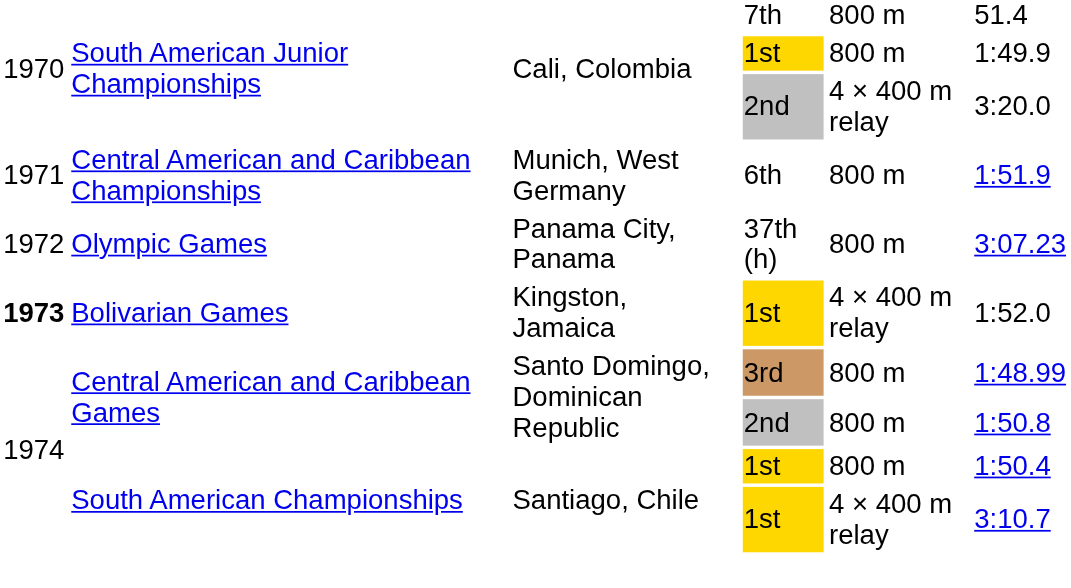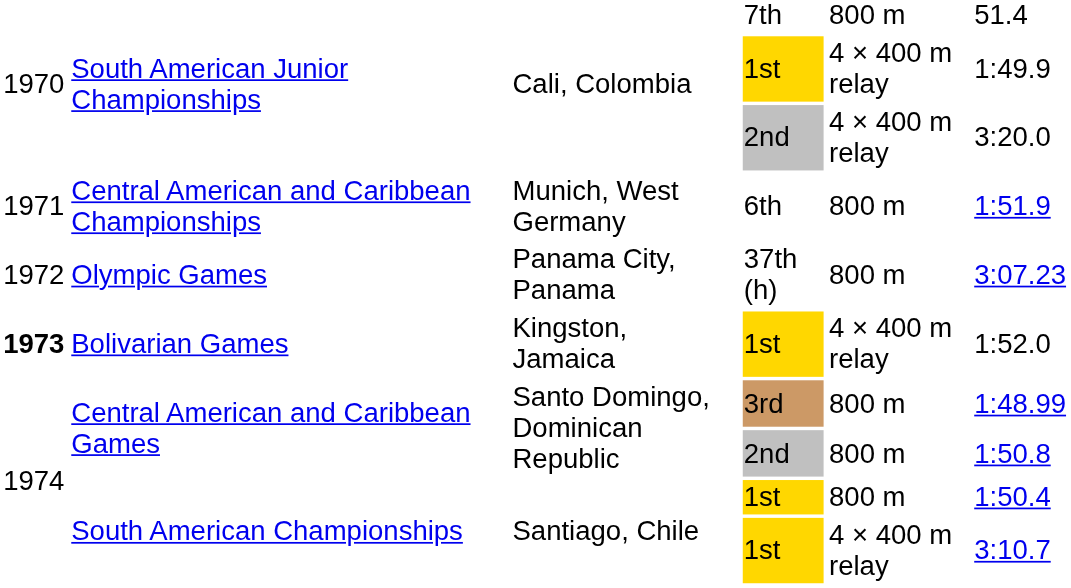(867, 53) 800 m -> (891, 68) 4 × 400 m relay
